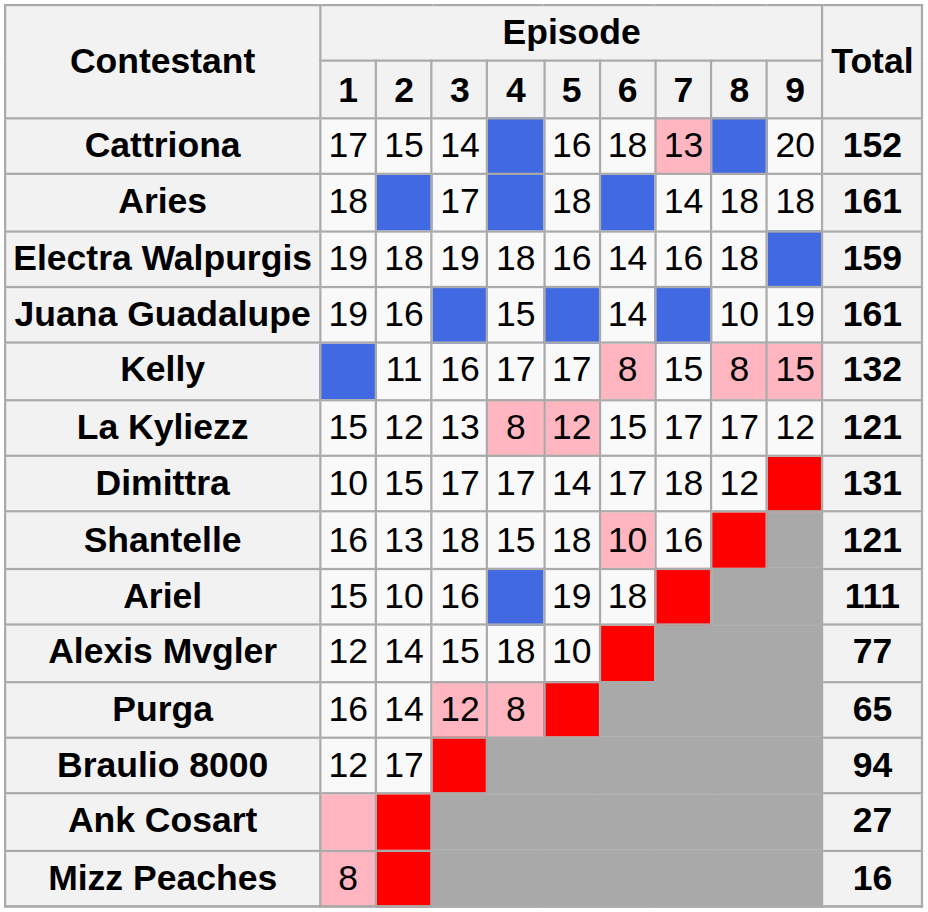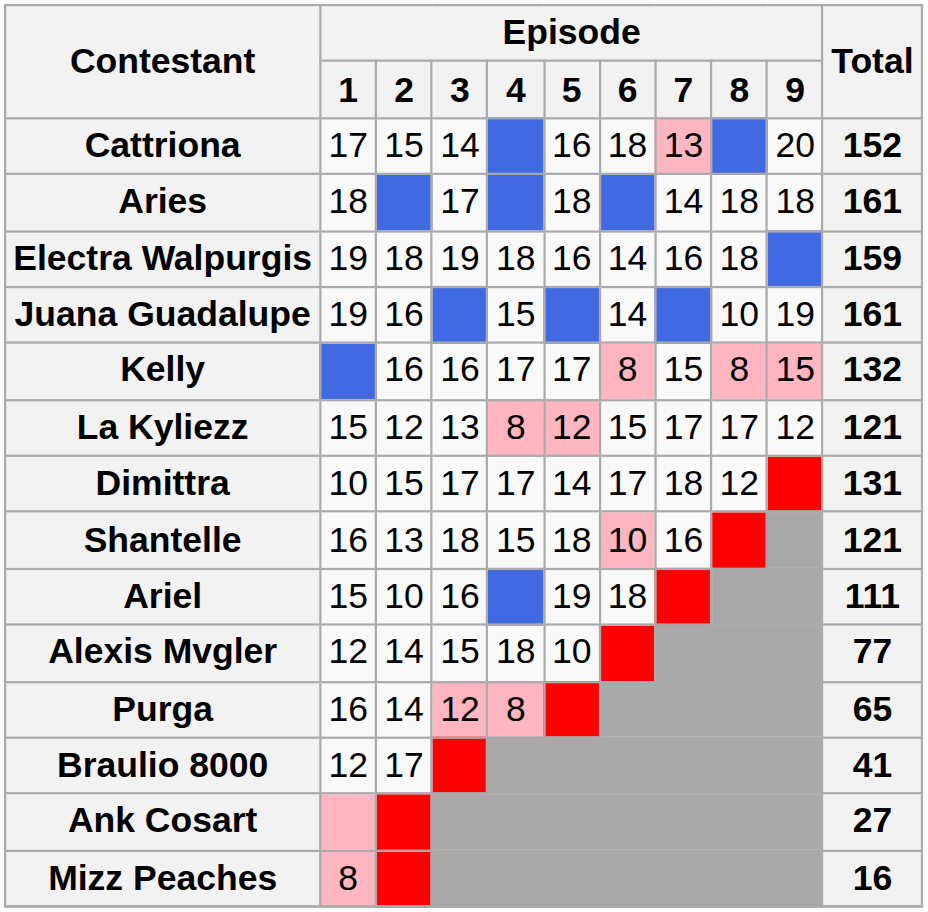(404, 370) 11 -> (404, 370) 16
(872, 764) 94 -> (872, 764) 41
